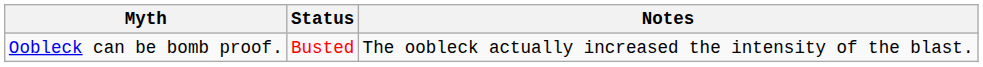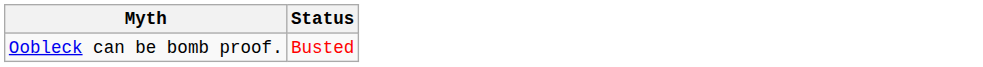- column: (668, 19)
